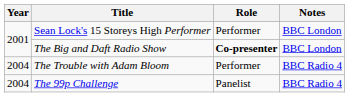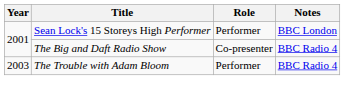(246, 48) bold -> (244, 48) normal
(312, 48) BBC London -> (307, 48) BBC Radio 4
(18, 65) 2004 -> (18, 65) 2003
- row: (76, 83)
